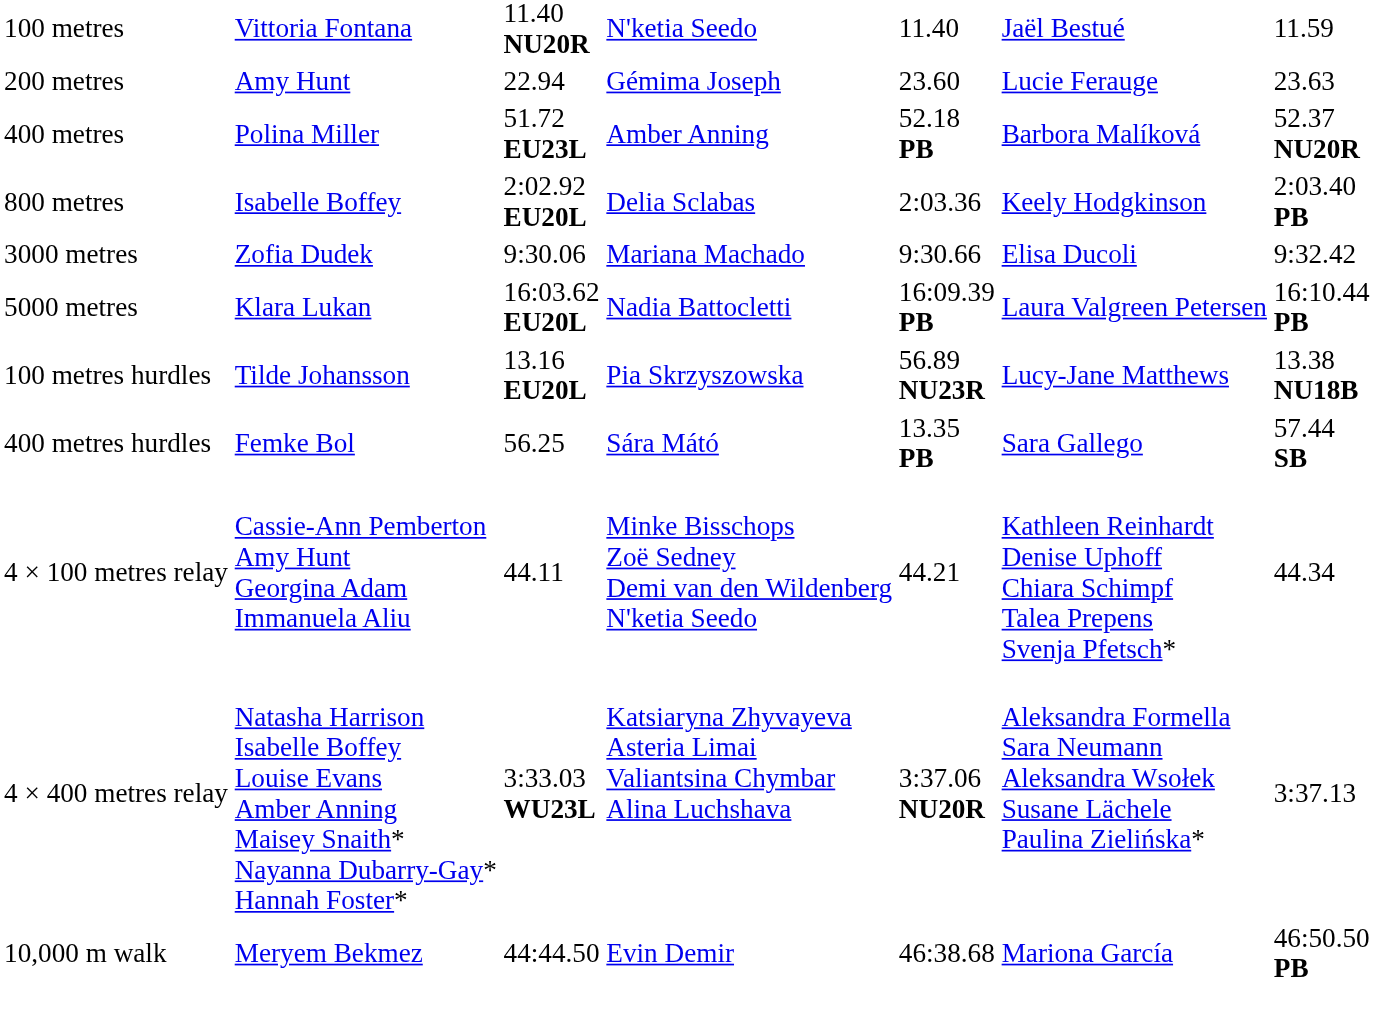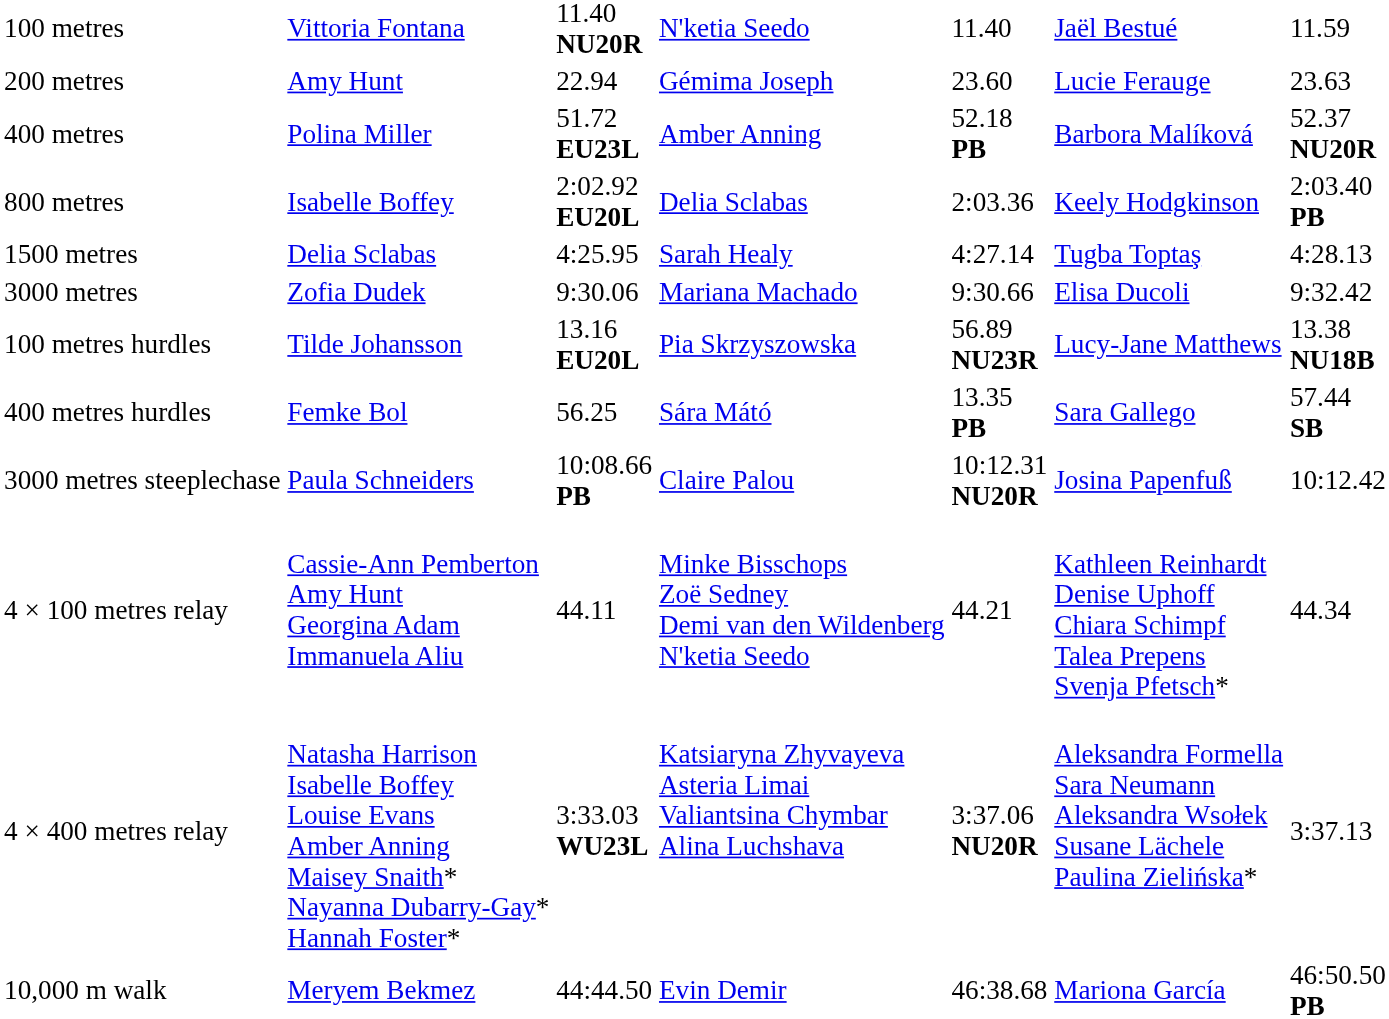+ row: (71, 254)
- row: (71, 307)
+ row: (142, 480)
